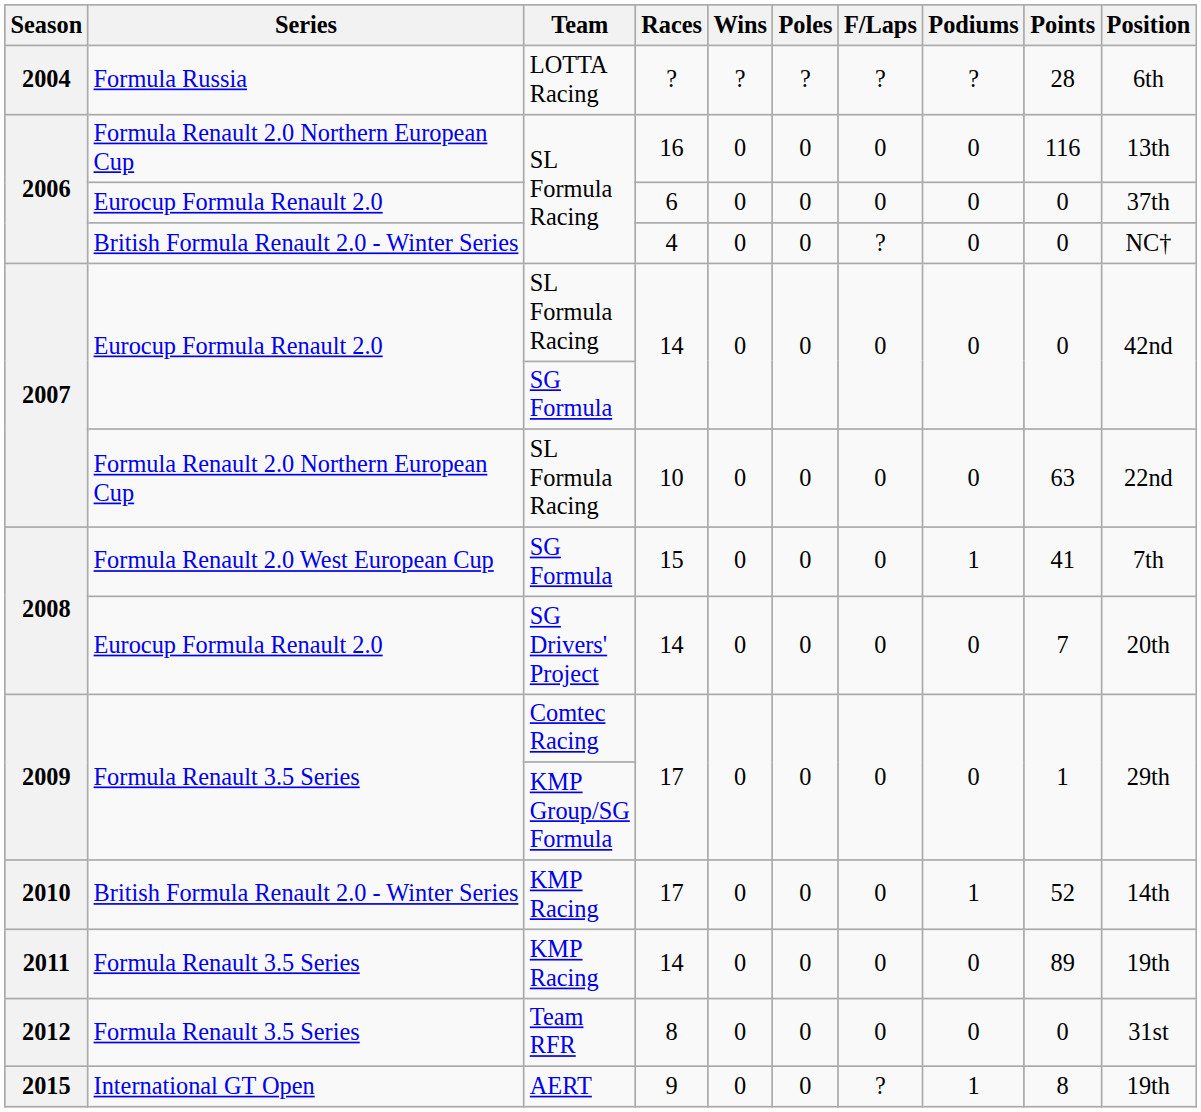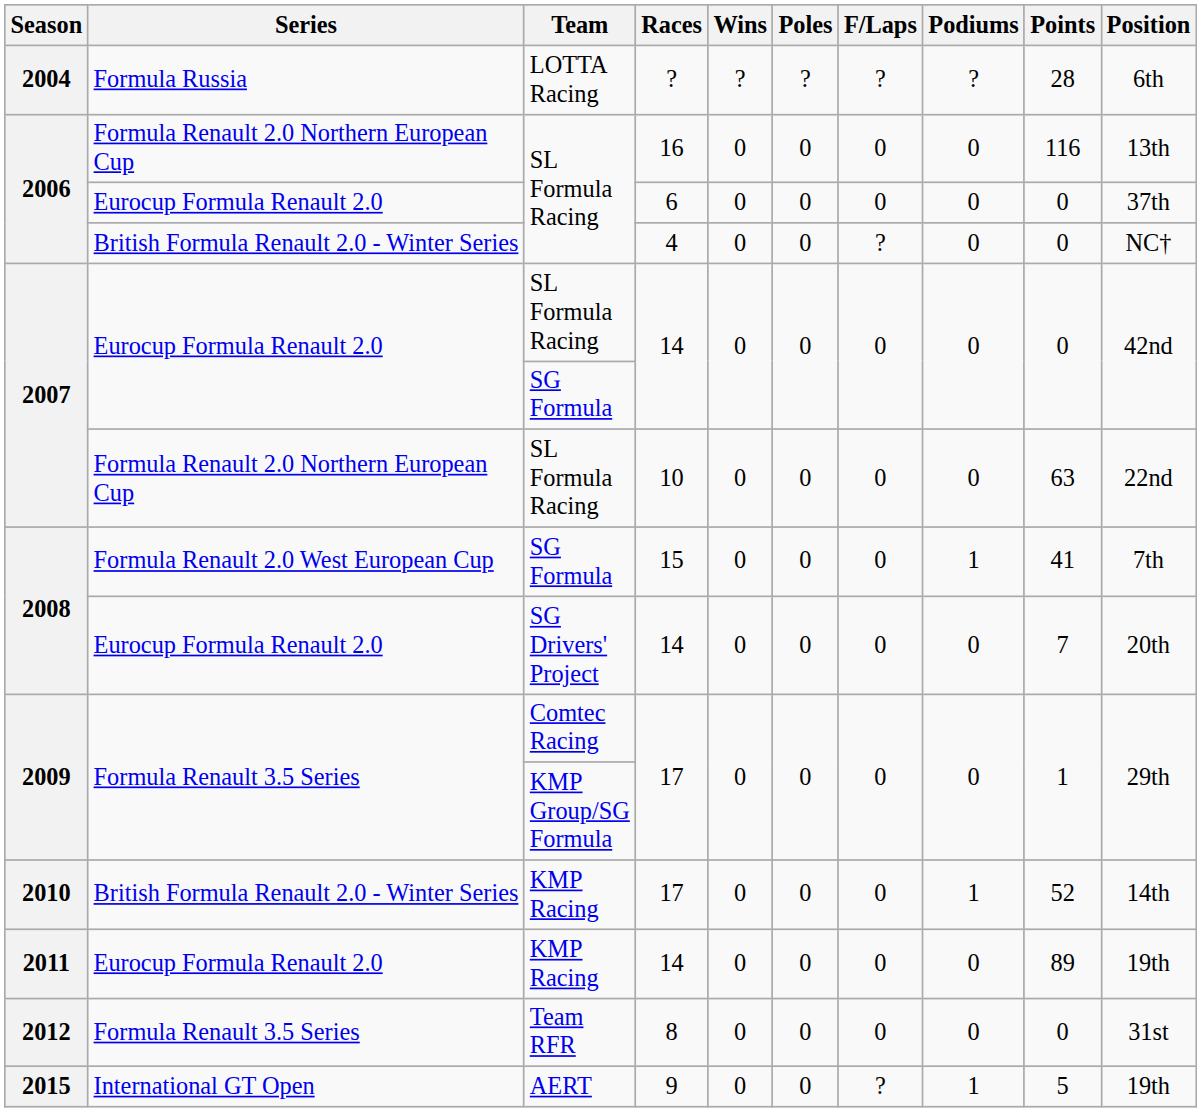(227, 963) Formula Renault 3.5 Series -> (238, 963) Eurocup Formula Renault 2.0
(1063, 1086) 8 -> (1063, 1086) 5
